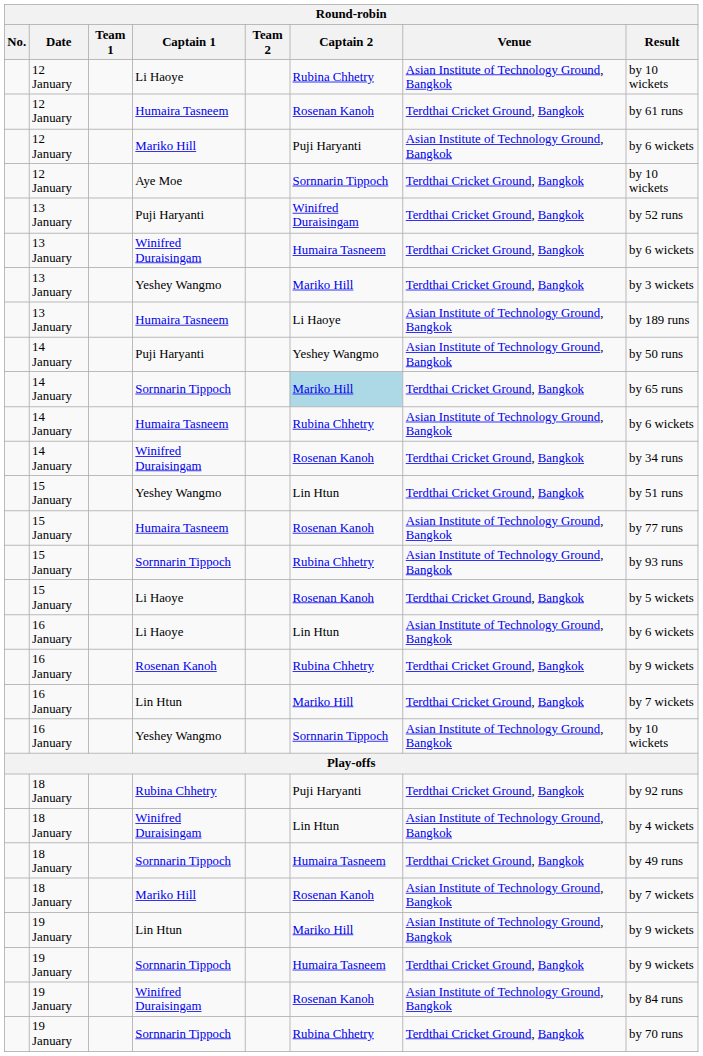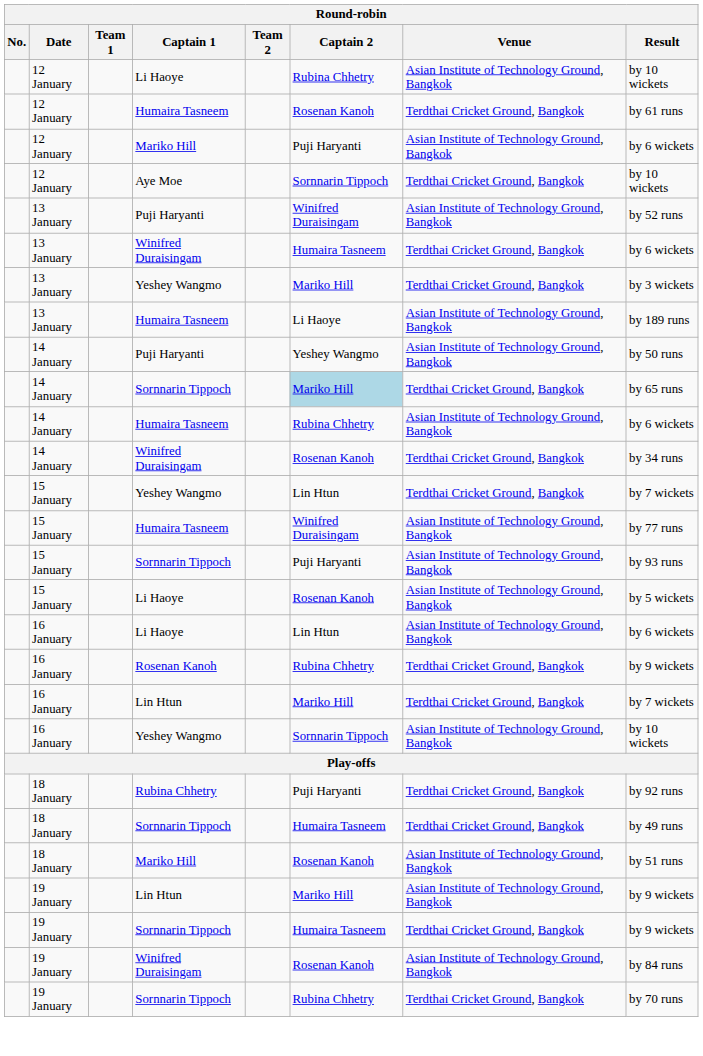(495, 215) Terdthai Cricket Ground, Bangkok -> (505, 215) Asian Institute of Technology Ground, Bangkok
(656, 493) by 51 runs -> (661, 493) by 7 wickets
(333, 527) Rosenan Kanoh -> (326, 527) Winifred Duraisingam
(333, 562) Rubina Chhetry -> (327, 562) Puji Haryanti
(495, 597) Terdthai Cricket Ground, Bangkok -> (505, 597) Asian Institute of Technology Ground, Bangkok
- row: (52, 825)
(661, 895) by 7 wickets -> (656, 860) by 51 runs
